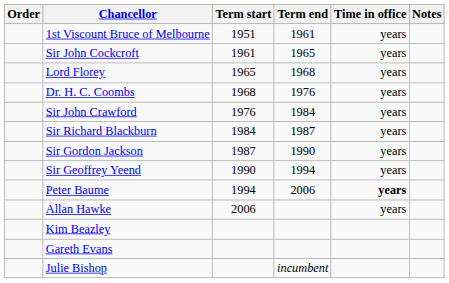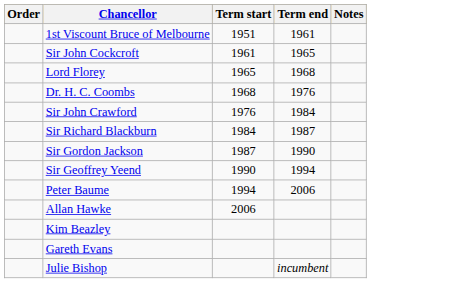- column: (370, 14)
